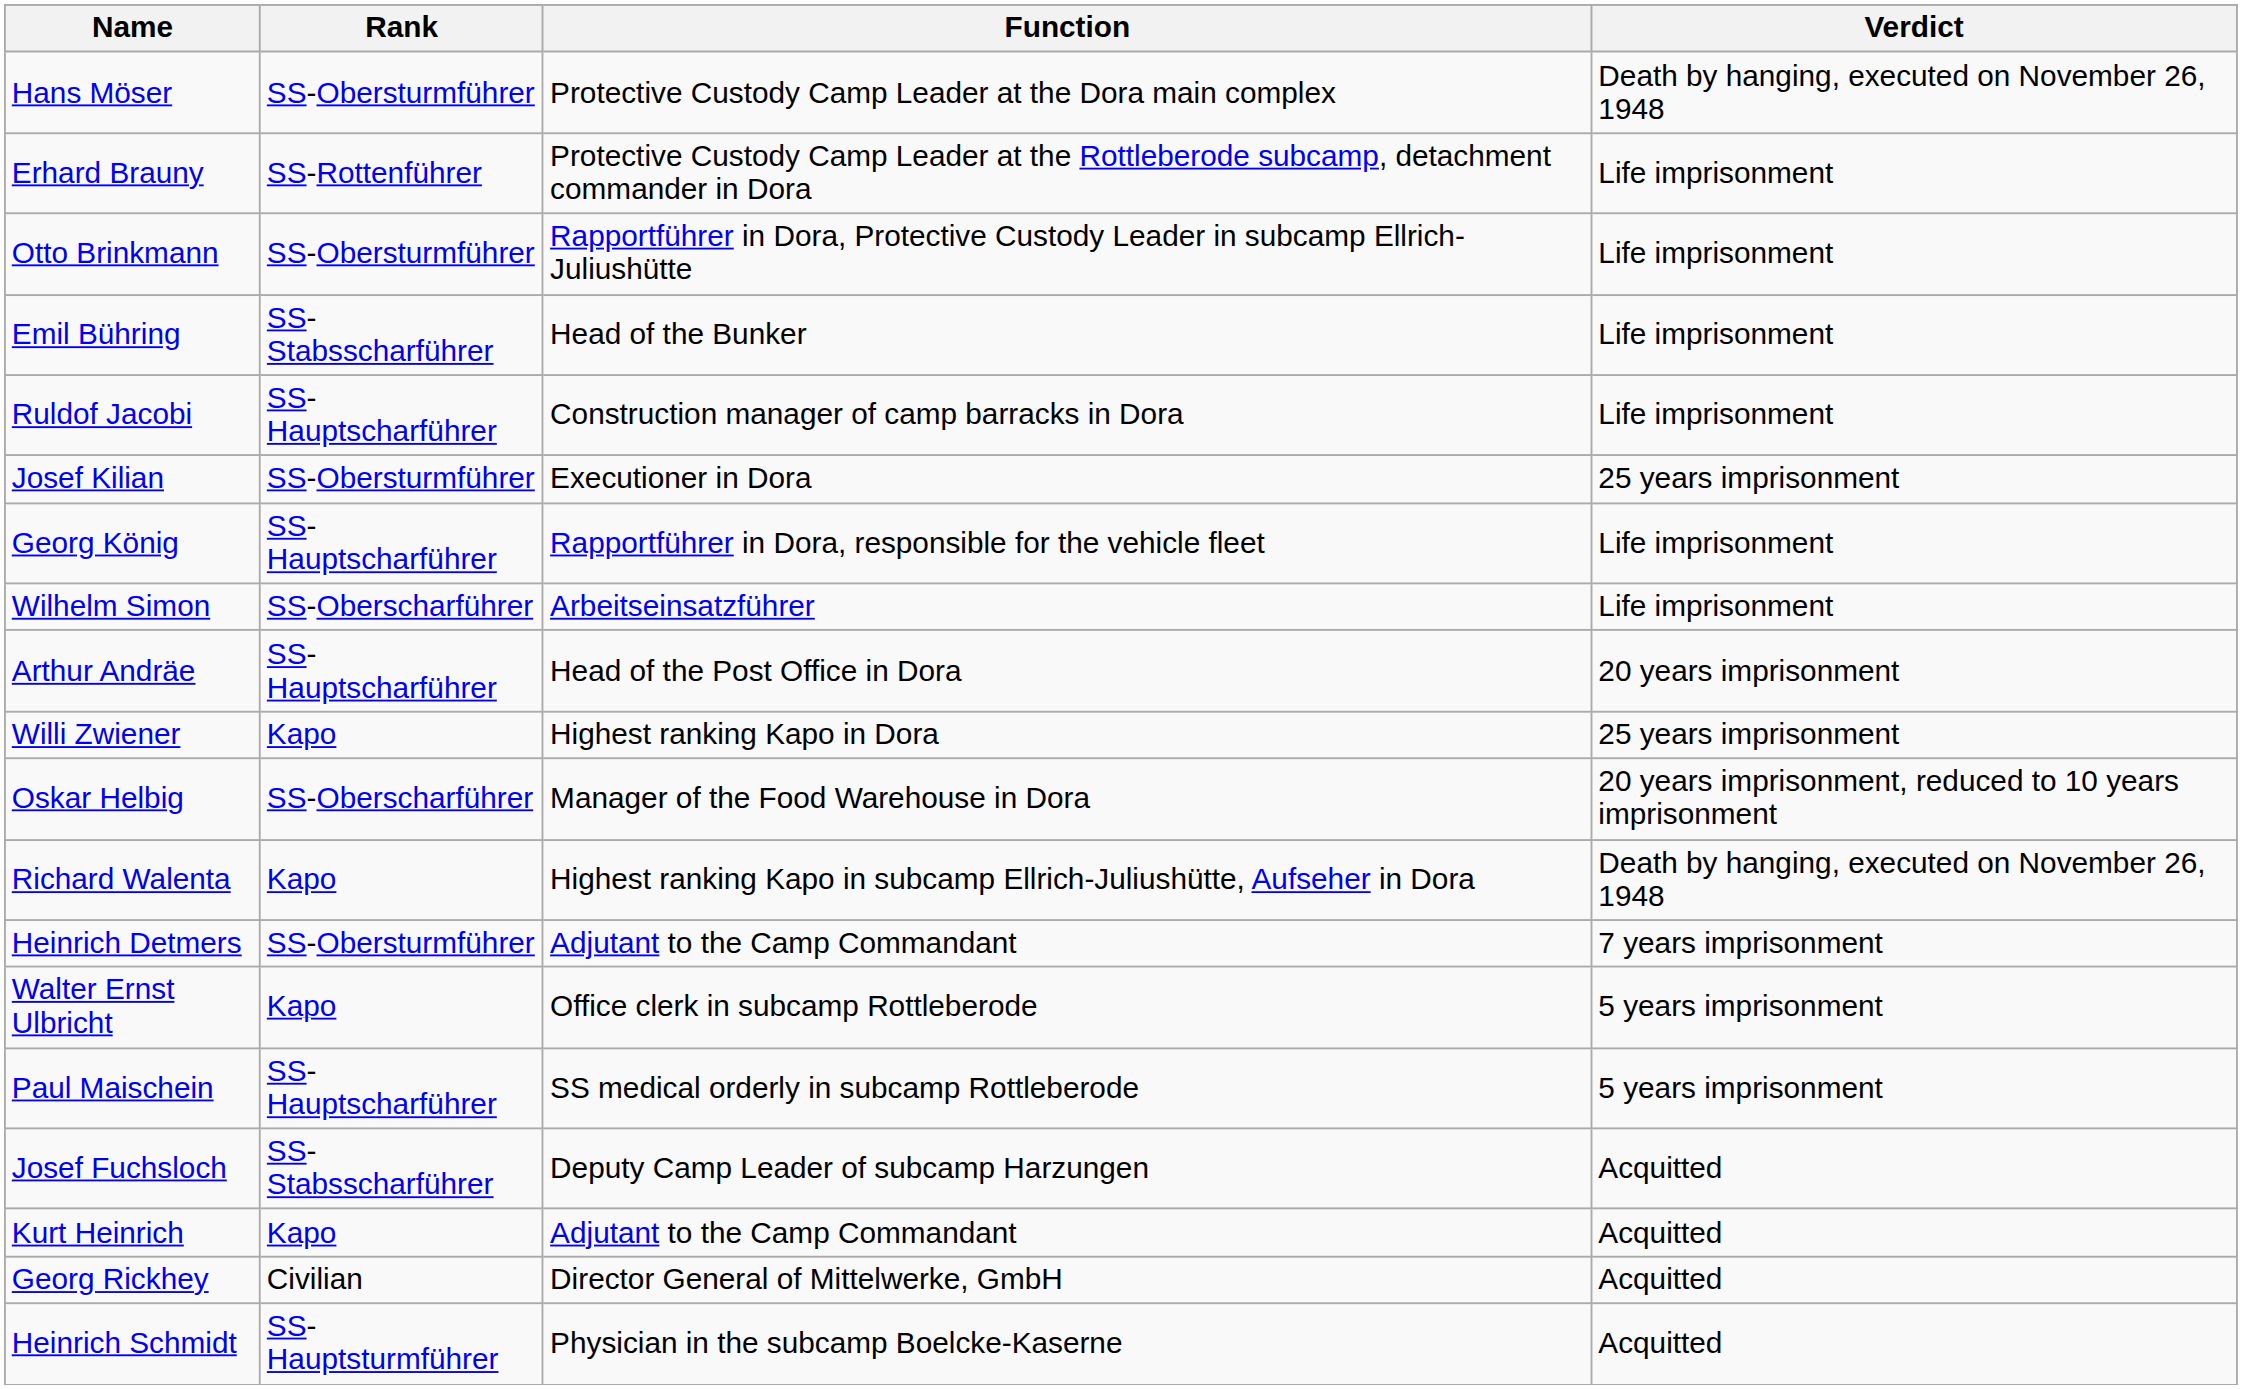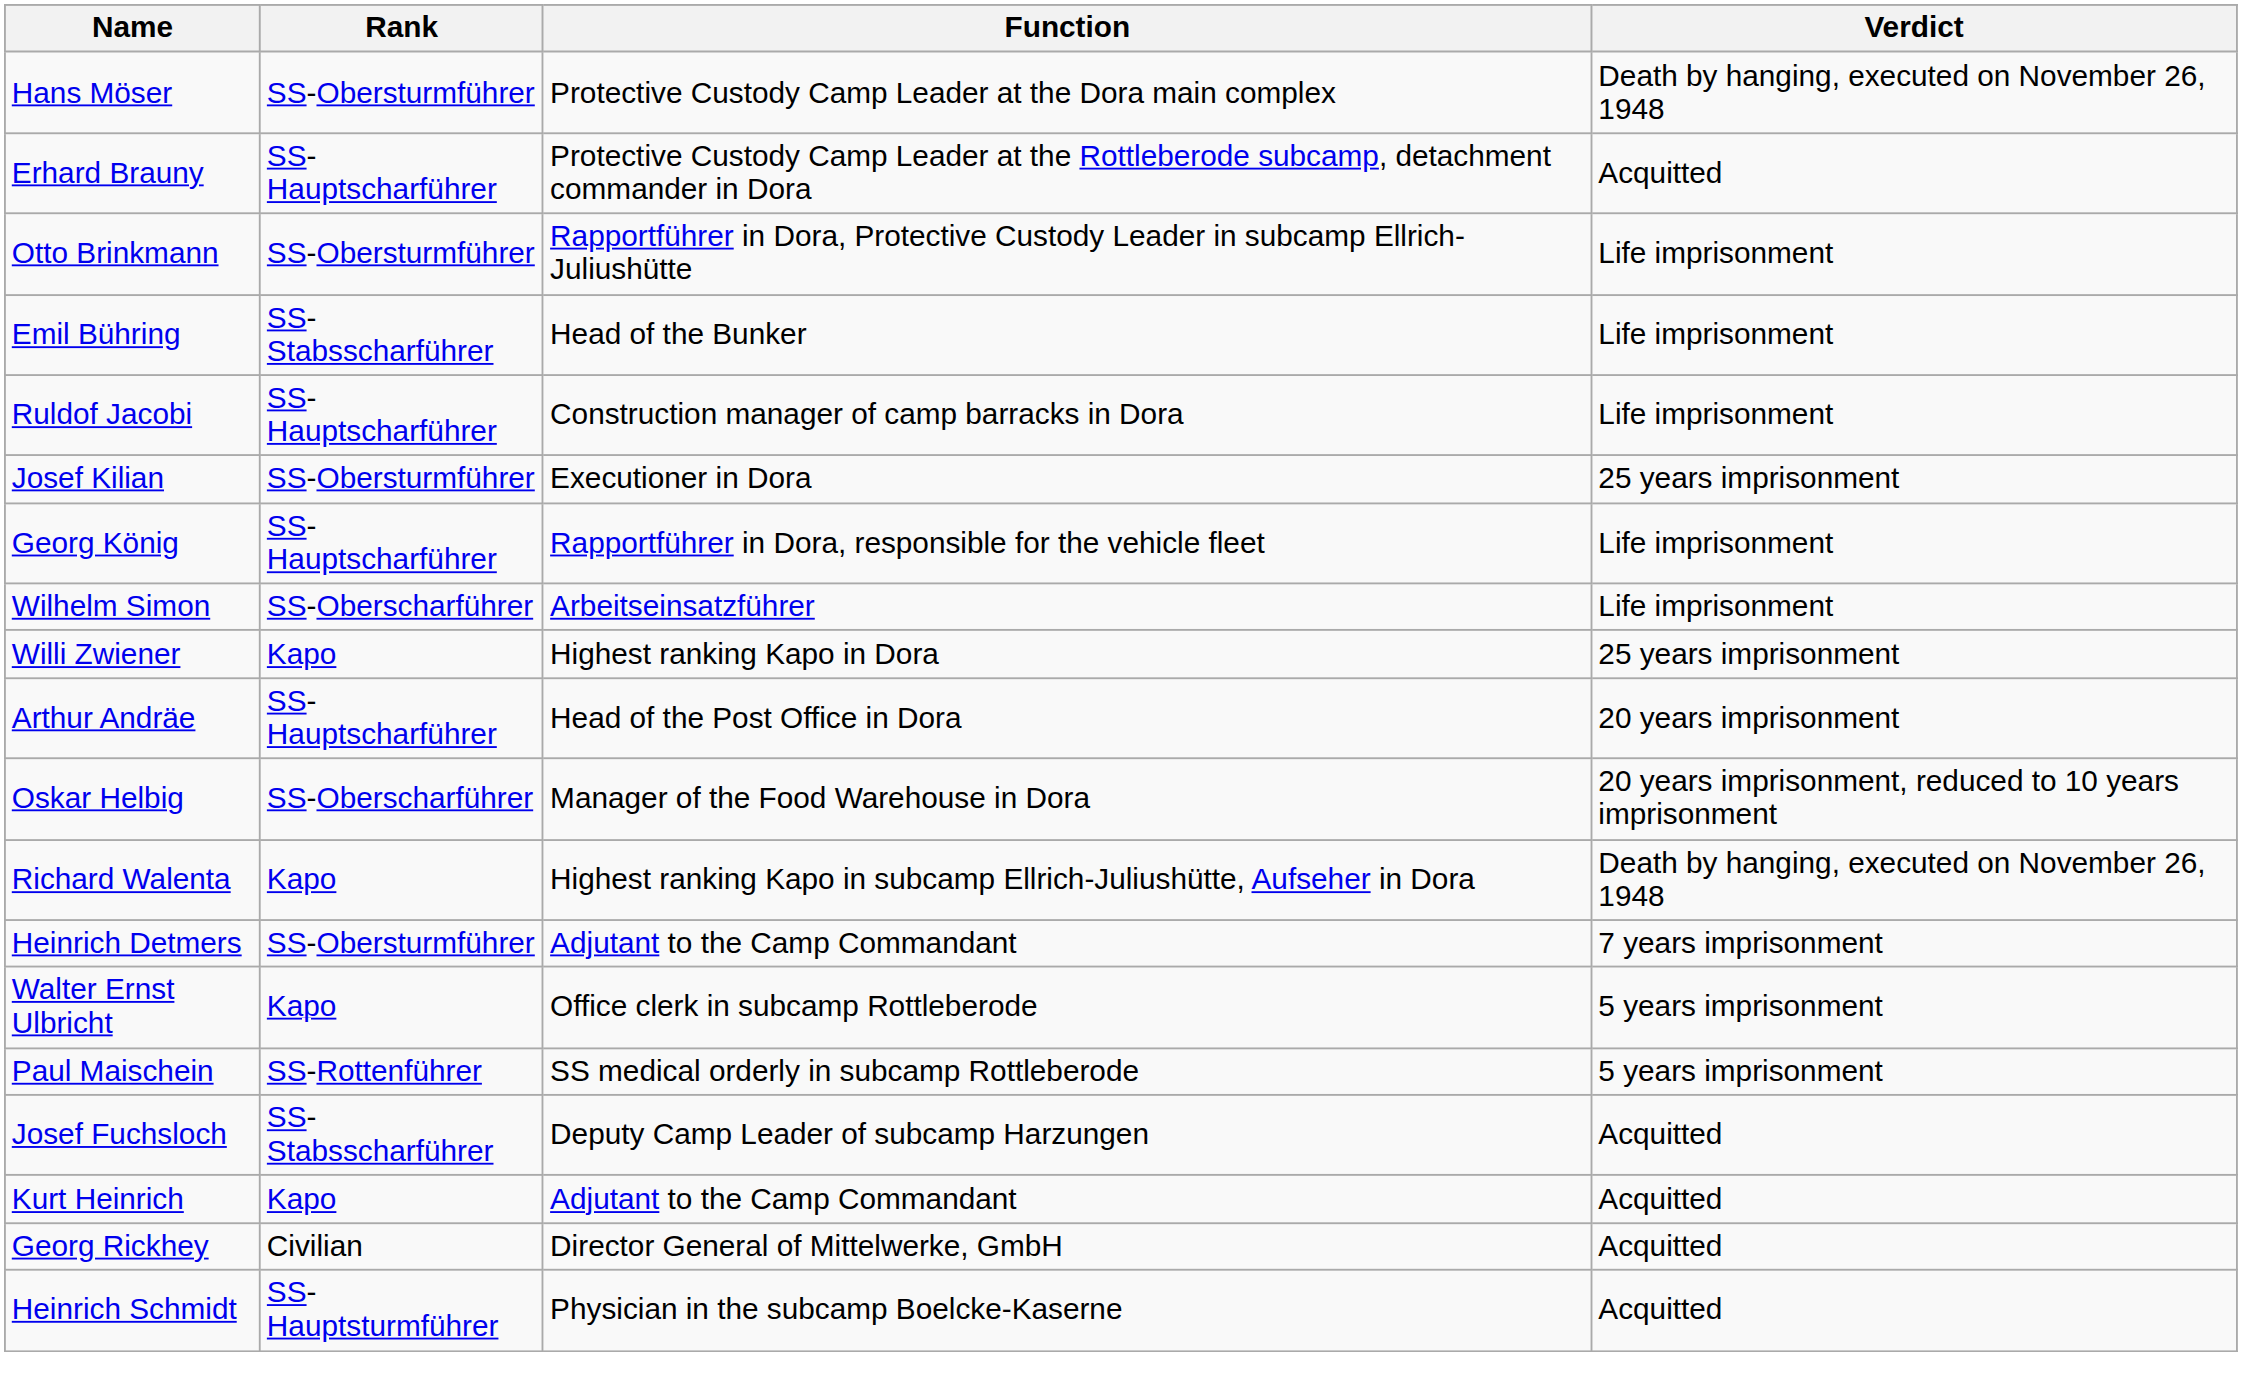(374, 172) SS-Rottenführer -> (382, 172) SS-Hauptscharführer
(1716, 172) Life imprisonment -> (1660, 172) Acquitted
rows swapped: (96, 734) <-> (104, 670)
(382, 1087) SS-Hauptscharführer -> (374, 1070) SS-Rottenführer
